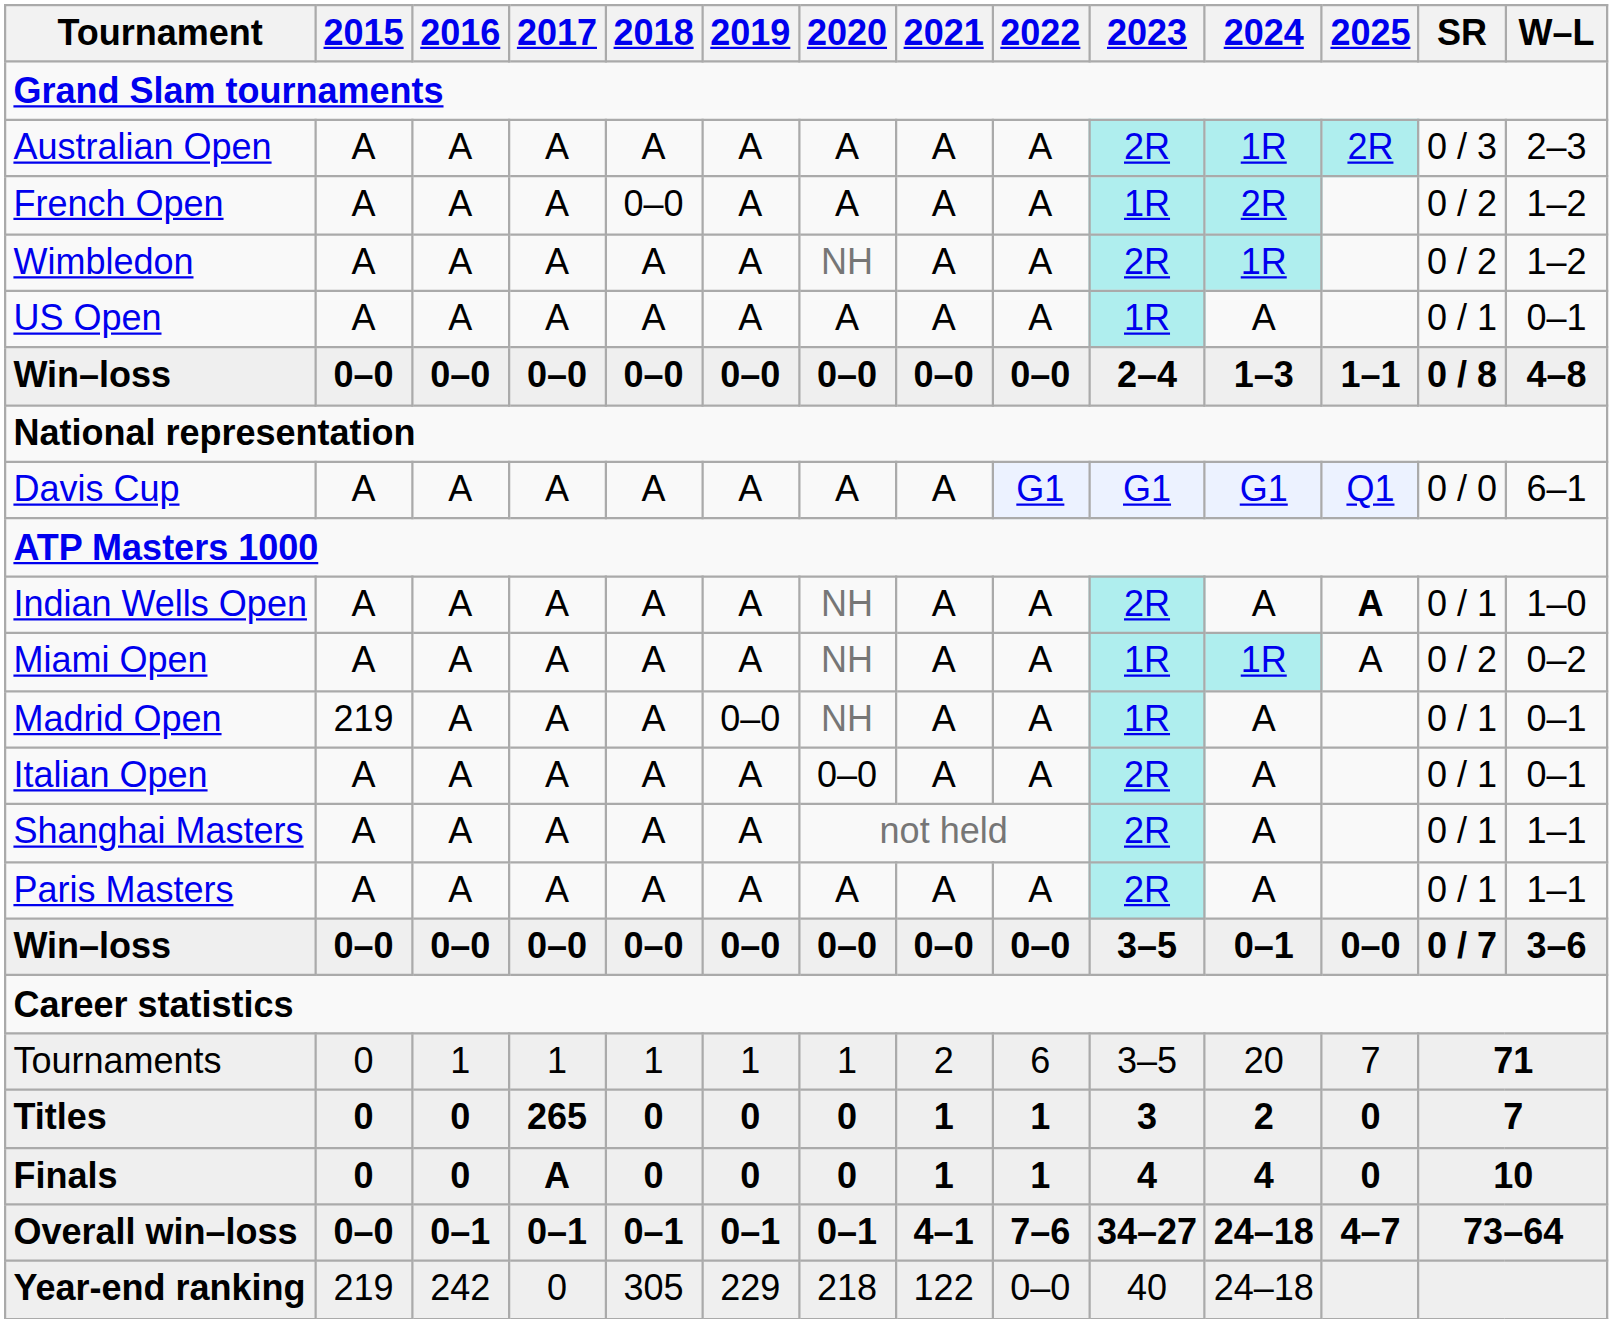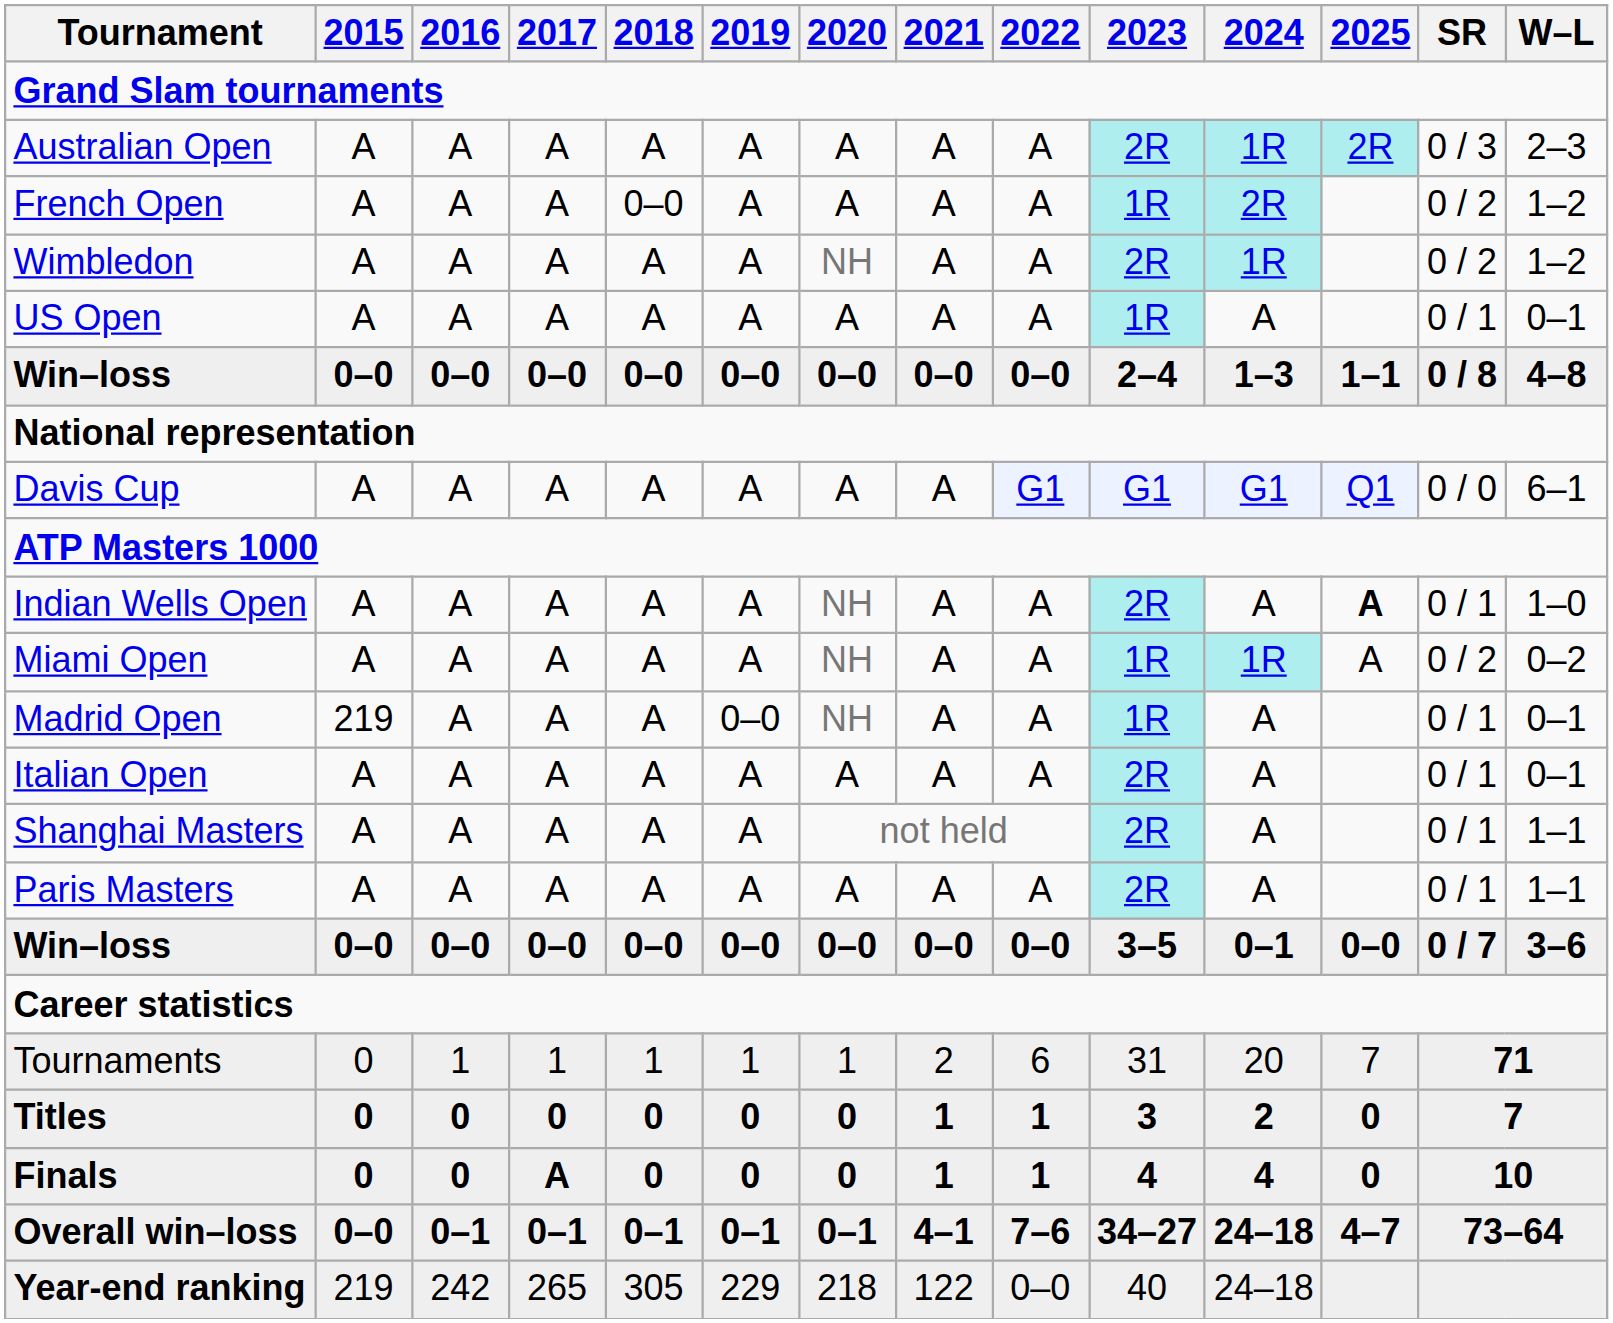(847, 775) 0–0 -> (847, 775) A
(1147, 1060) 3–5 -> (1147, 1060) 31
(557, 1117) 265 -> (557, 1117) 0
(557, 1289) 0 -> (557, 1289) 265
